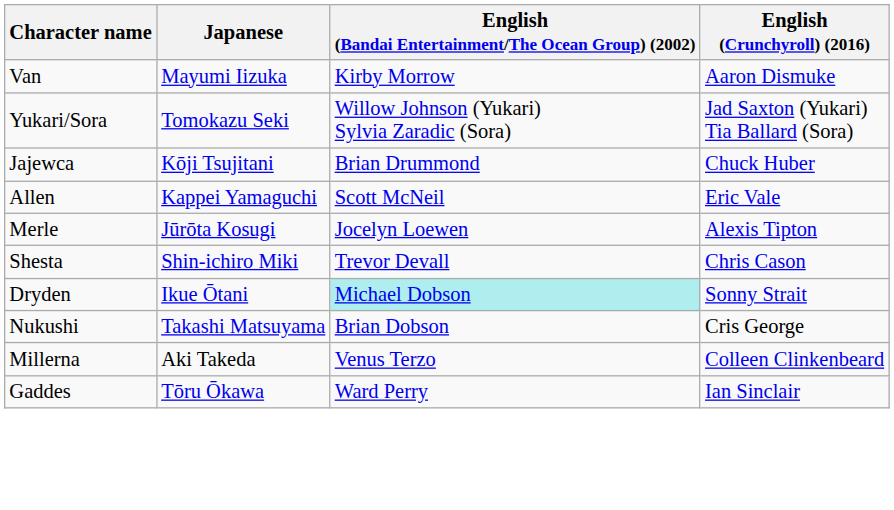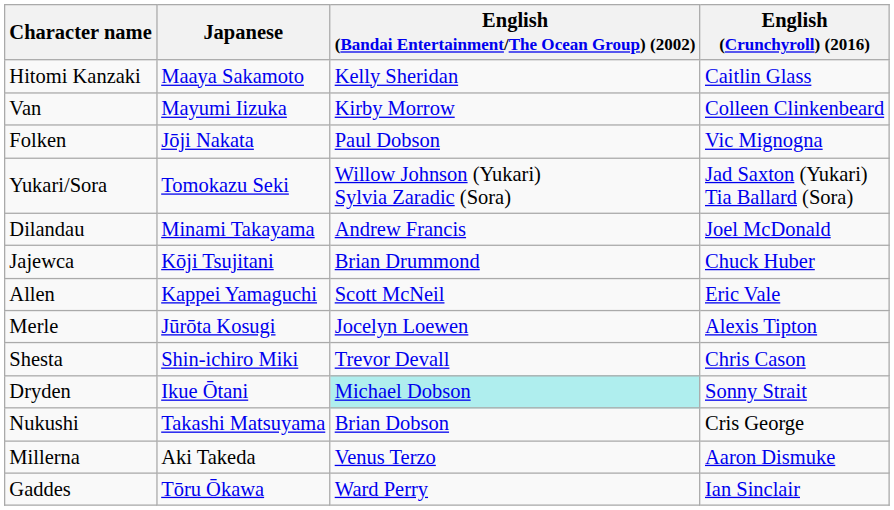+ row: (75, 76)
(770, 76) Aaron Dismuke -> (795, 108) Colleen Clinkenbeard
+ row: (38, 141)
+ row: (47, 229)
(795, 359) Colleen Clinkenbeard -> (770, 456) Aaron Dismuke
